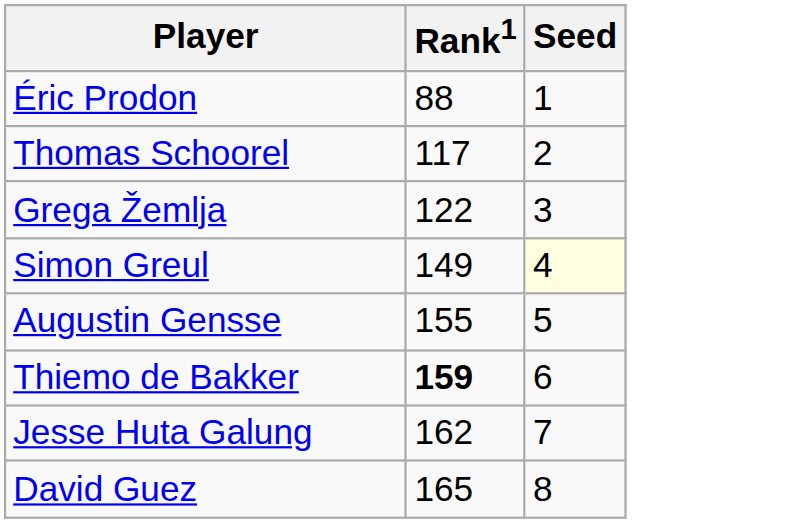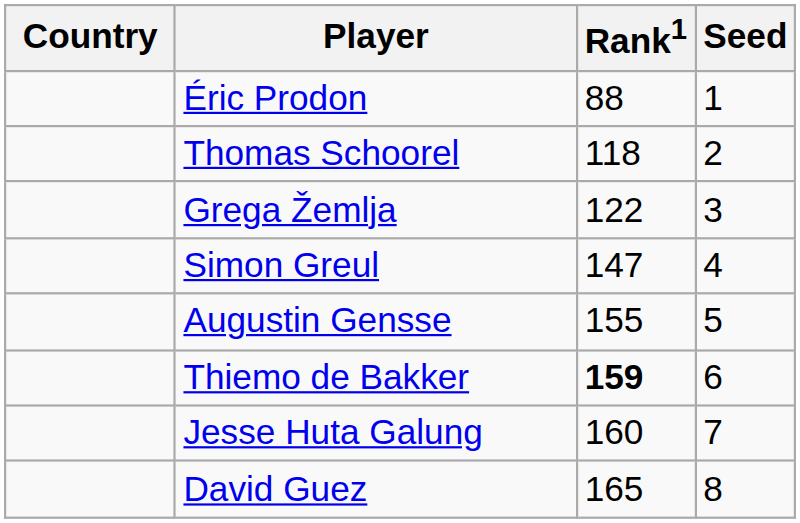+ column: (90, 37)
(443, 153) 117 -> (613, 153) 118
(444, 265) 149 -> (614, 265) 147
(543, 265) lightyellow background -> (713, 265) no background
(444, 432) 162 -> (614, 432) 160
